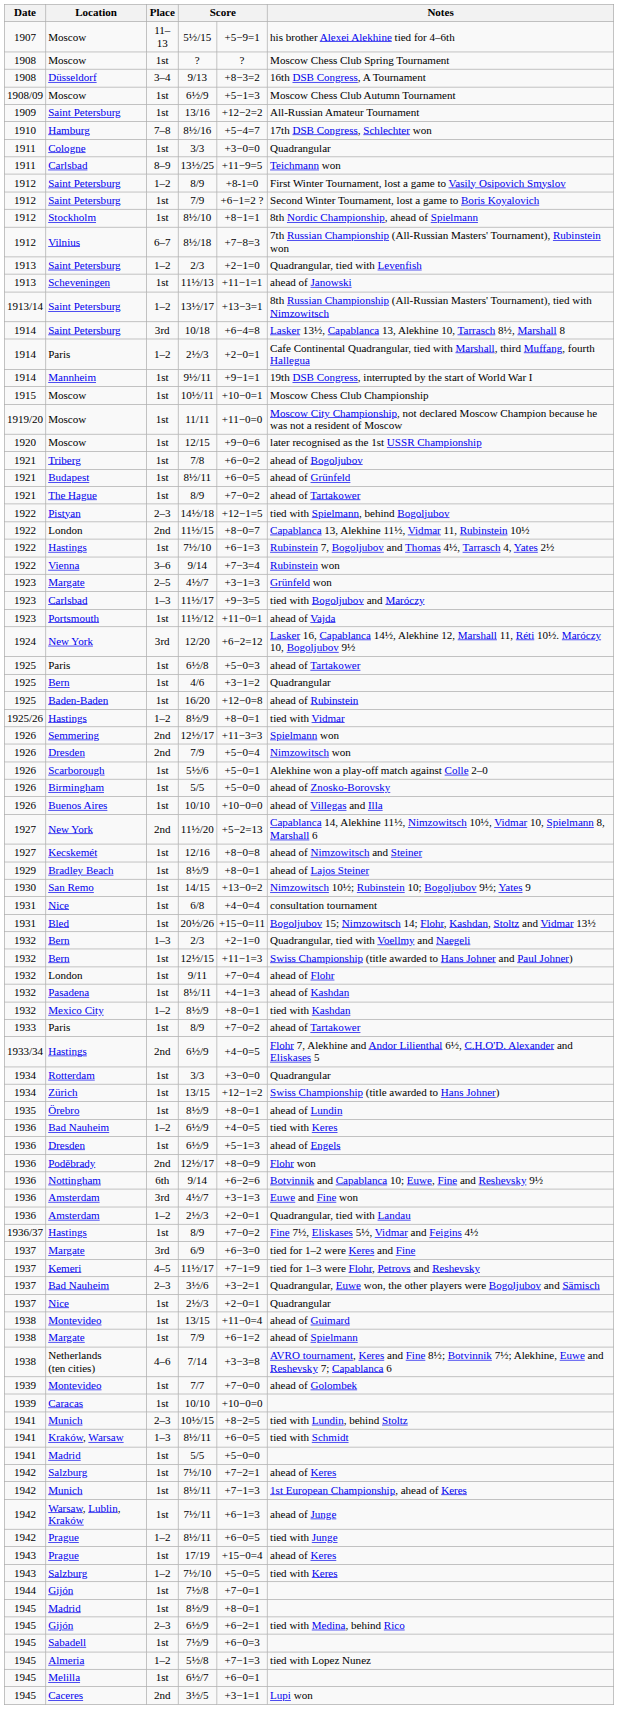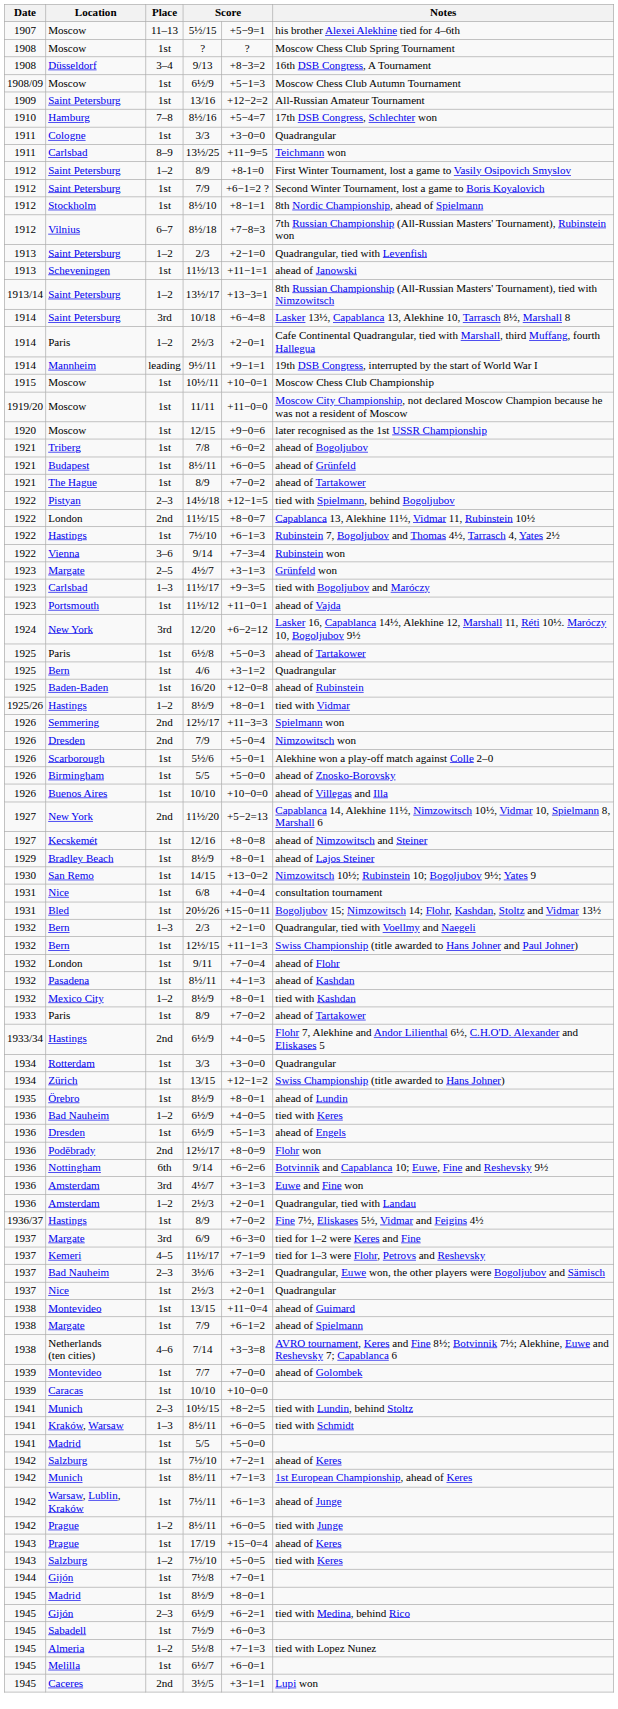(162, 378) 1st -> (165, 365) leading
